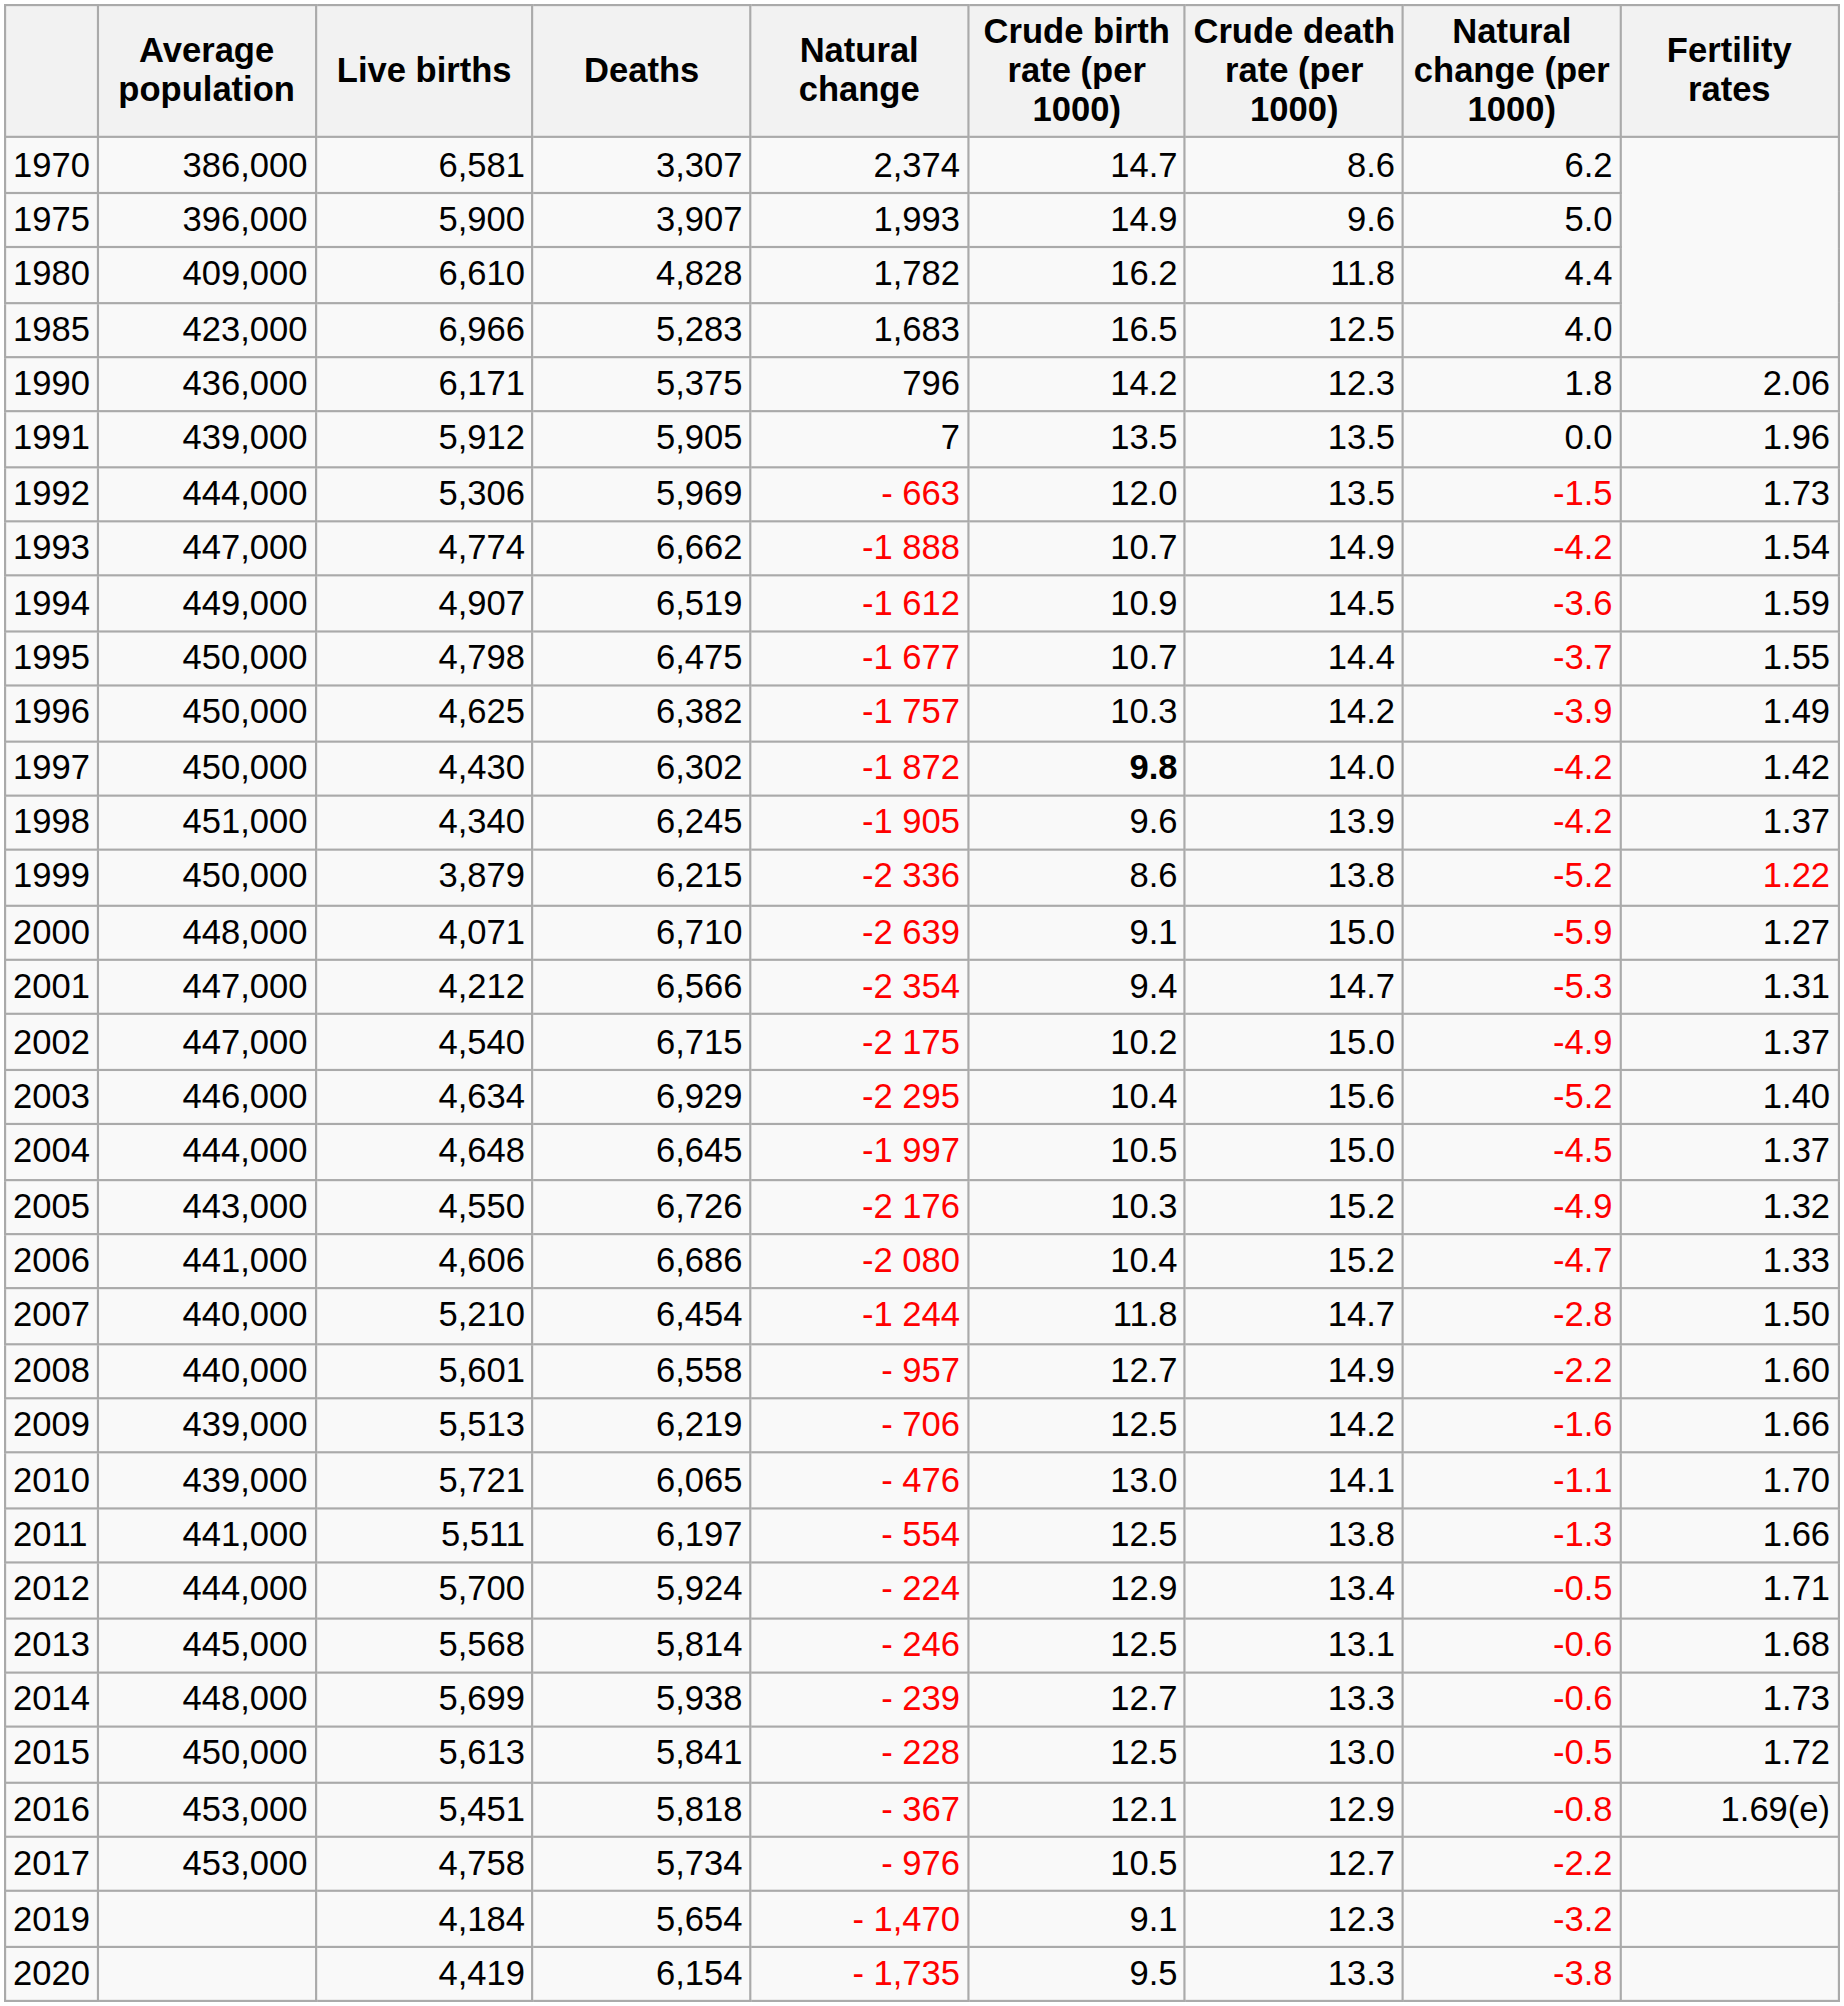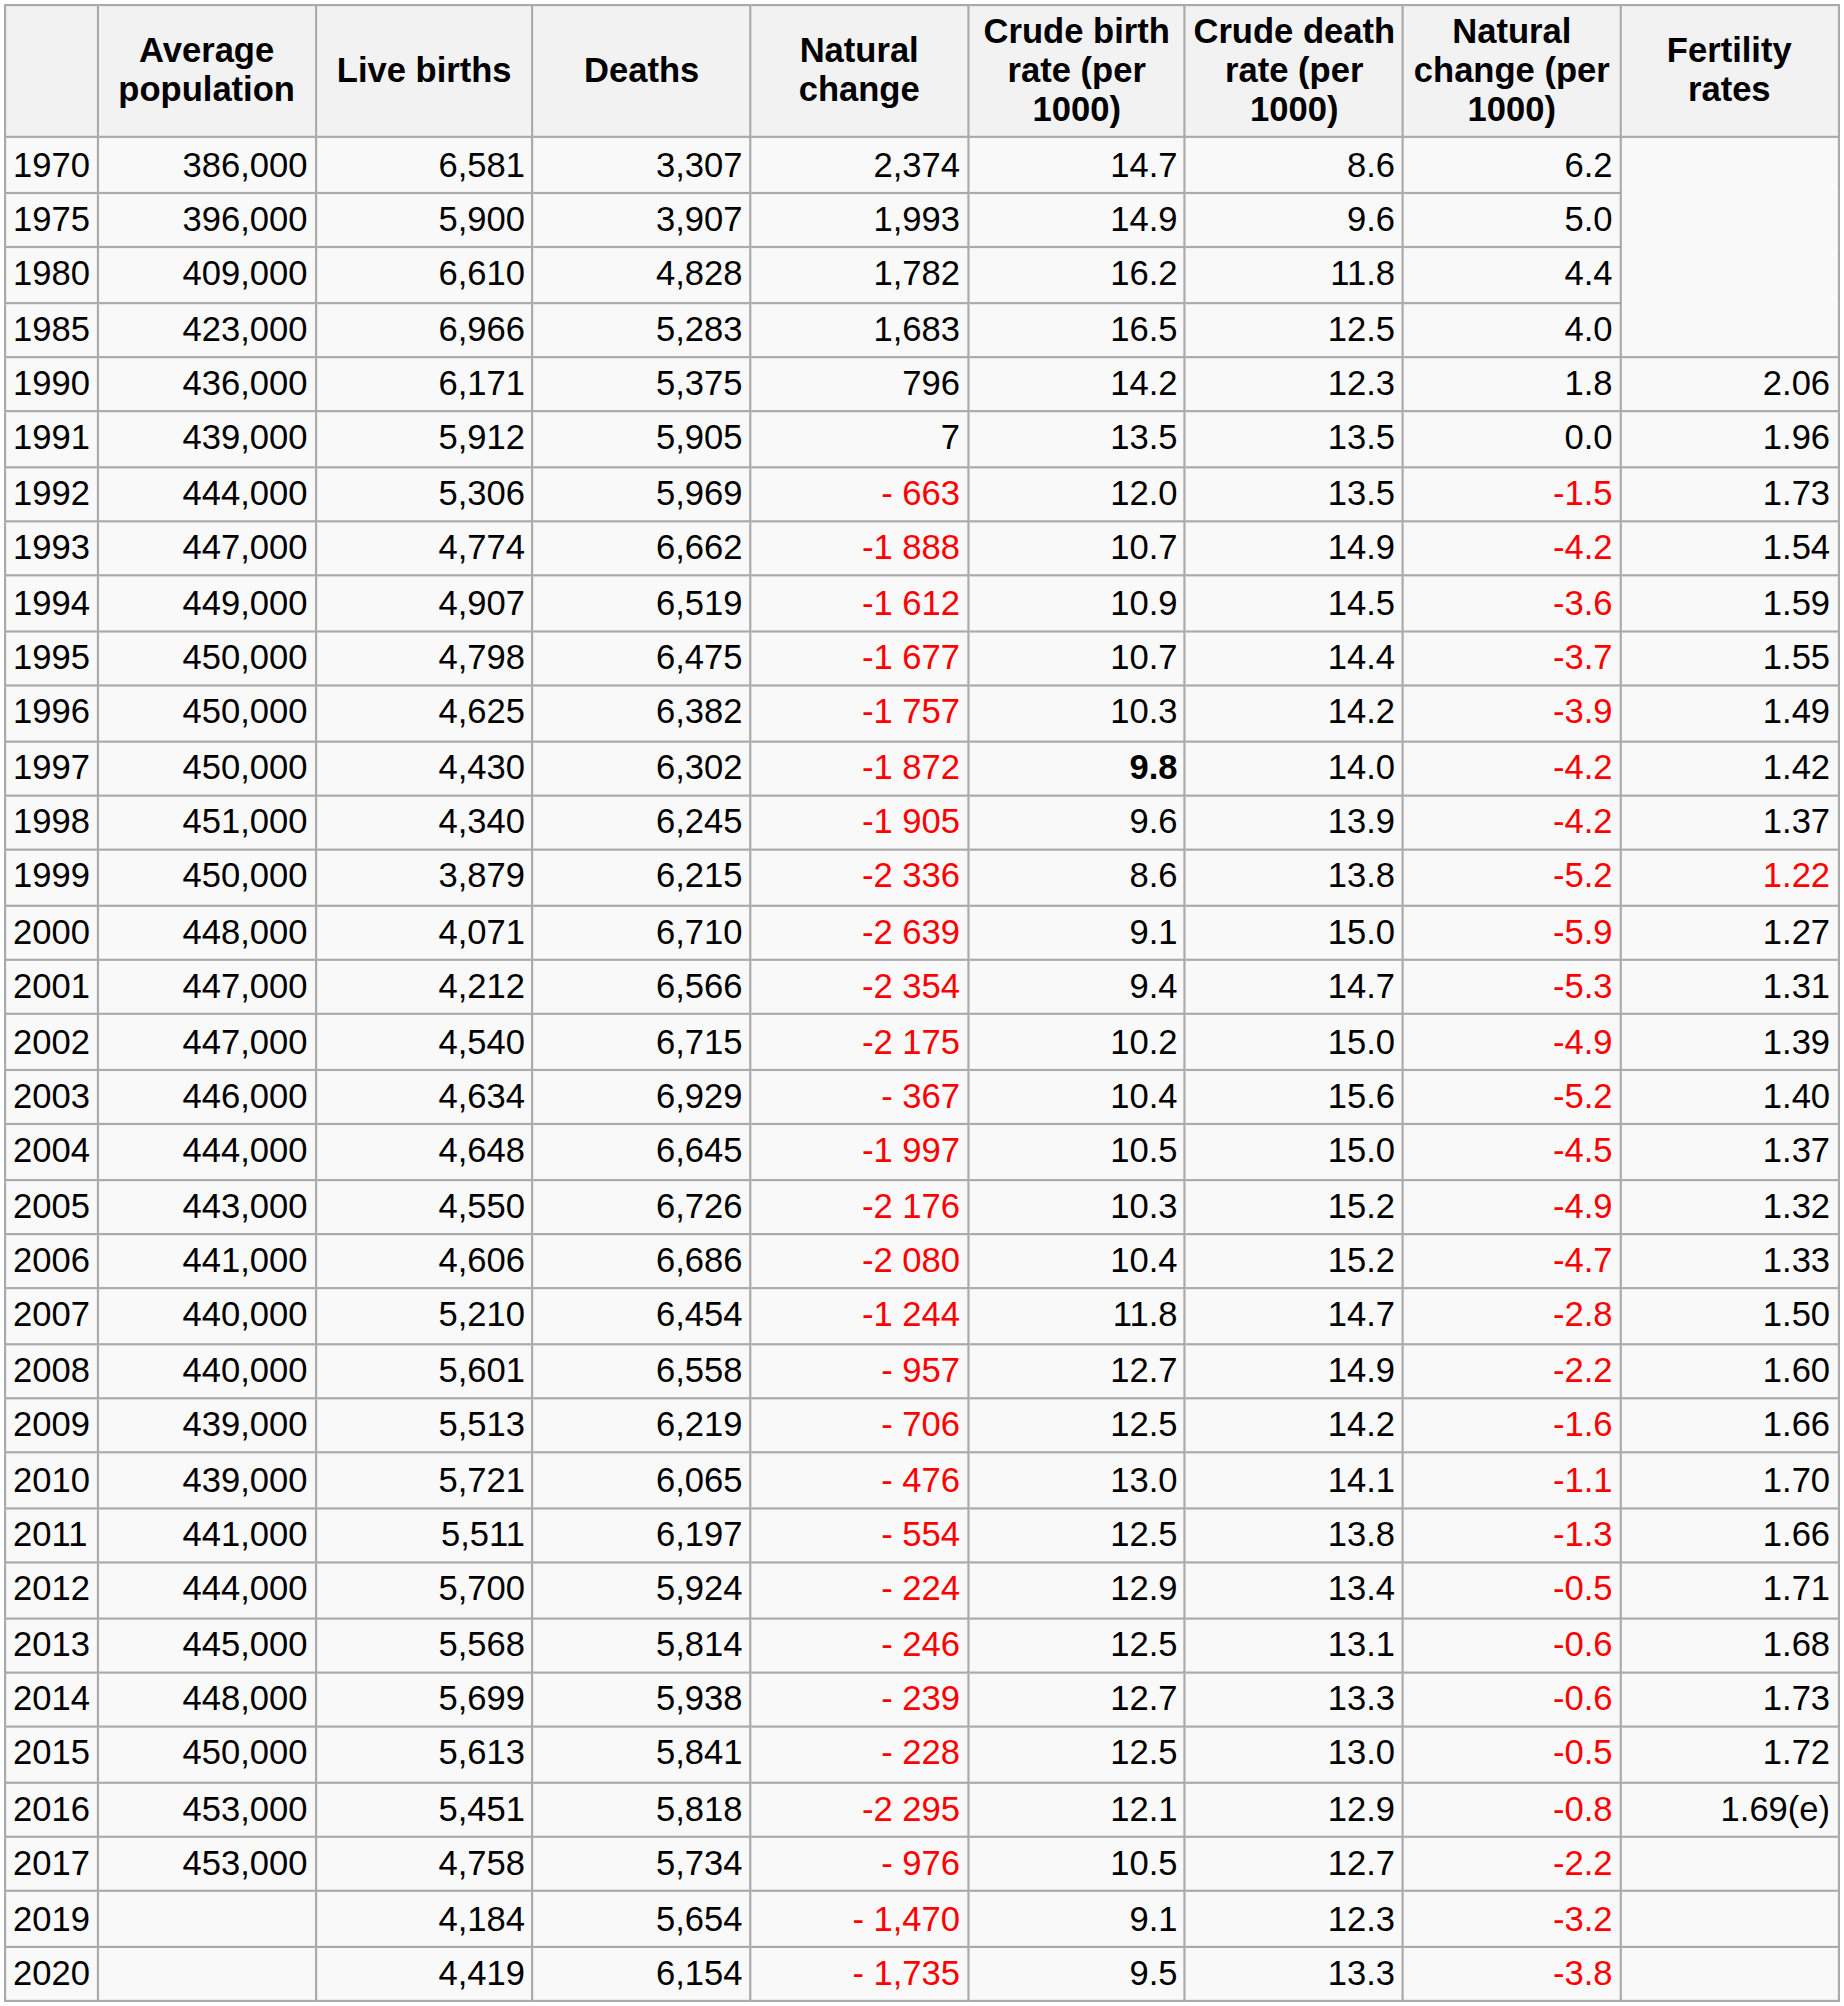(1796, 1041) 1.37 -> (1796, 1041) 1.39
(911, 1096) -2 295 -> (921, 1096) - 367
(921, 1808) - 367 -> (911, 1808) -2 295
